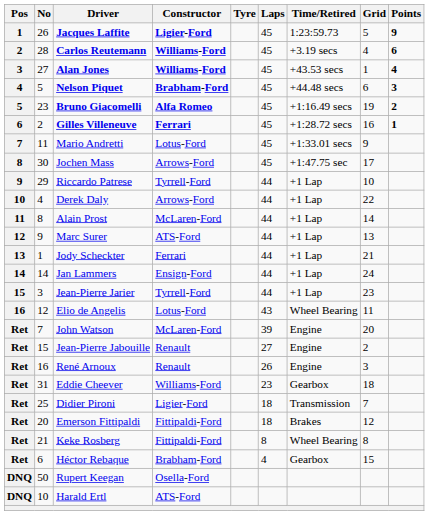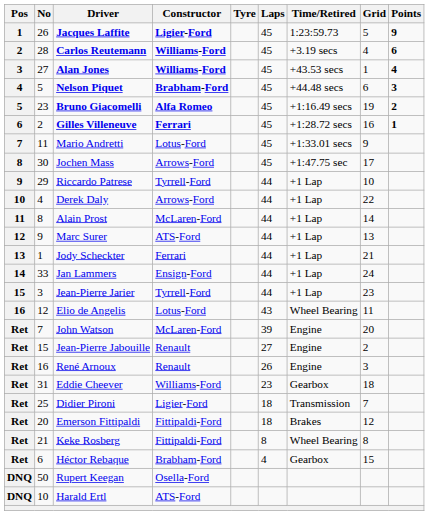(43, 273) 14 -> (43, 273) 33
